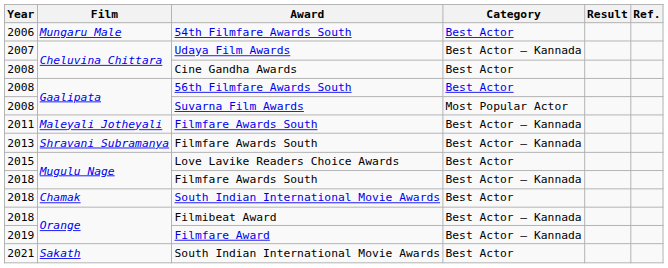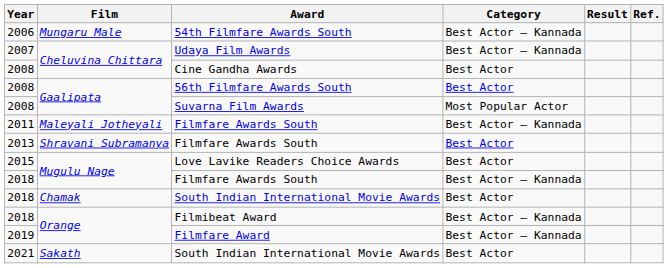(480, 32) Best Actor -> (514, 32) Best Actor – Kannada
(514, 143) Best Actor – Kannada -> (480, 143) Best Actor
